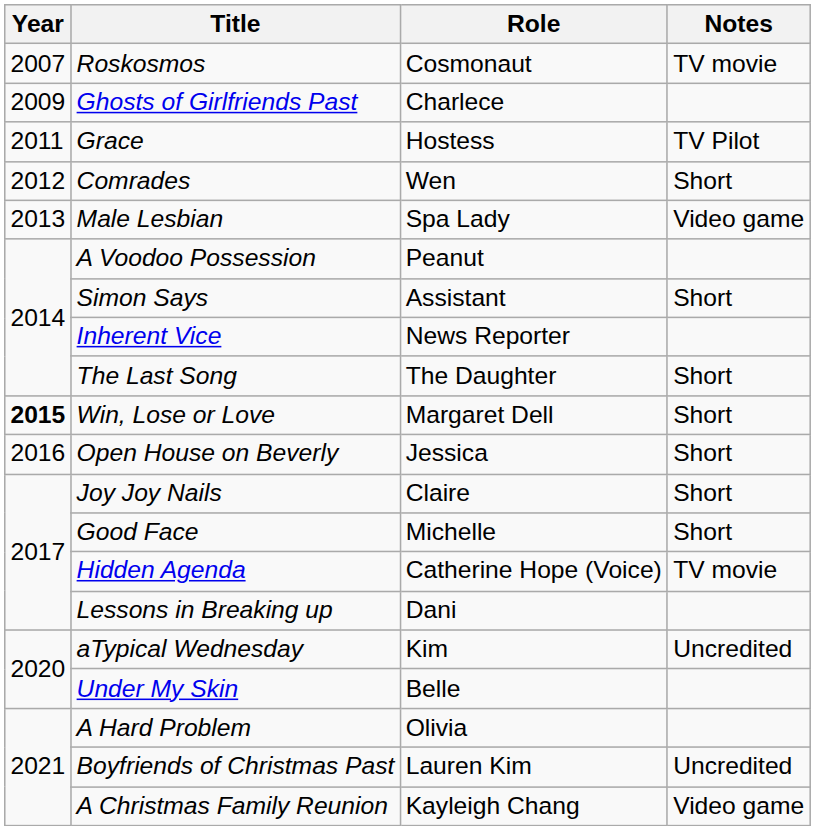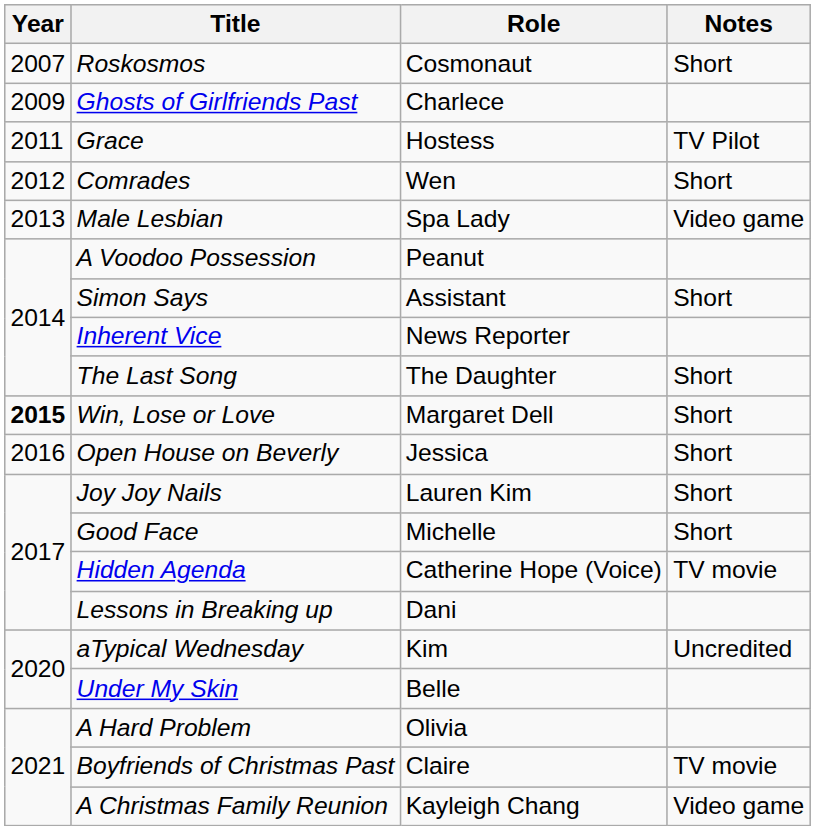(725, 63) TV movie -> (703, 63) Short
(438, 492) Claire -> (469, 492) Lauren Kim
(469, 766) Lauren Kim -> (438, 766) Claire
(733, 766) Uncredited -> (725, 766) TV movie
